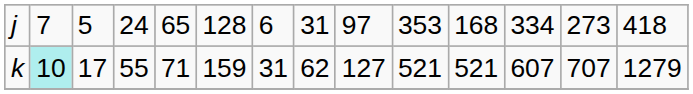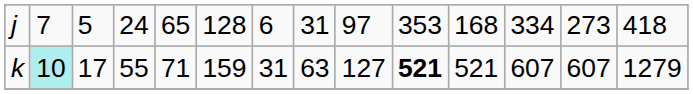(315, 67) 62 -> (315, 67) 63
(420, 67) normal -> (420, 67) bold
(589, 67) 707 -> (589, 67) 607
